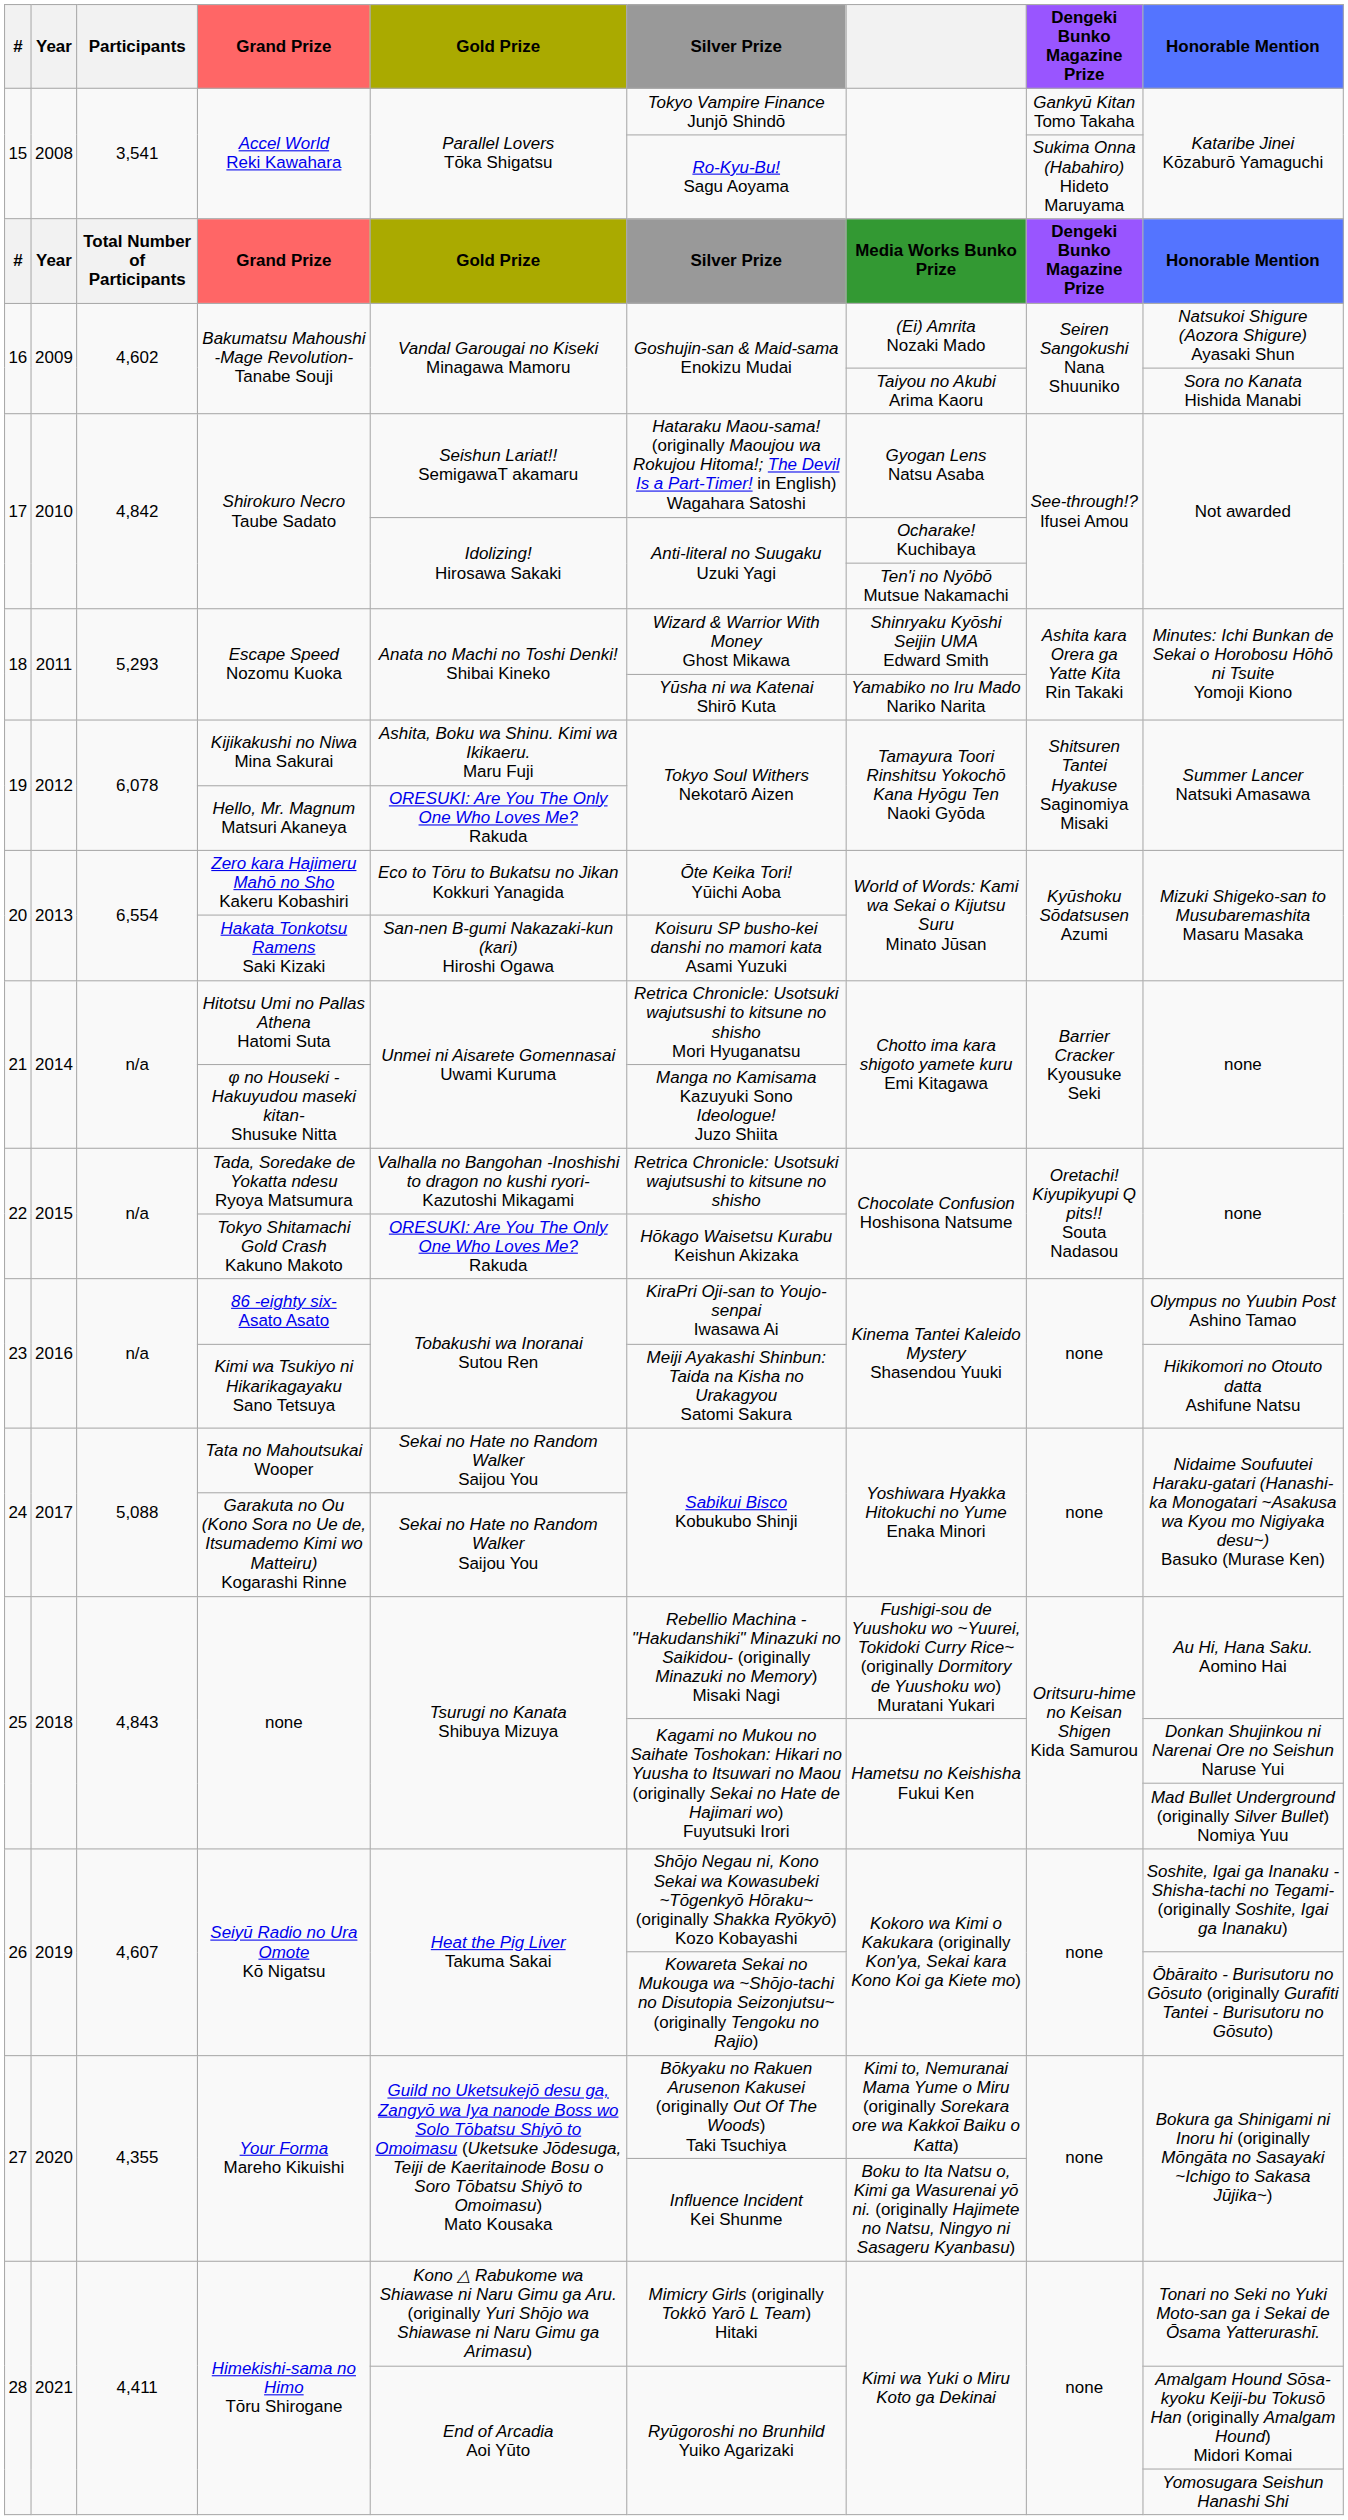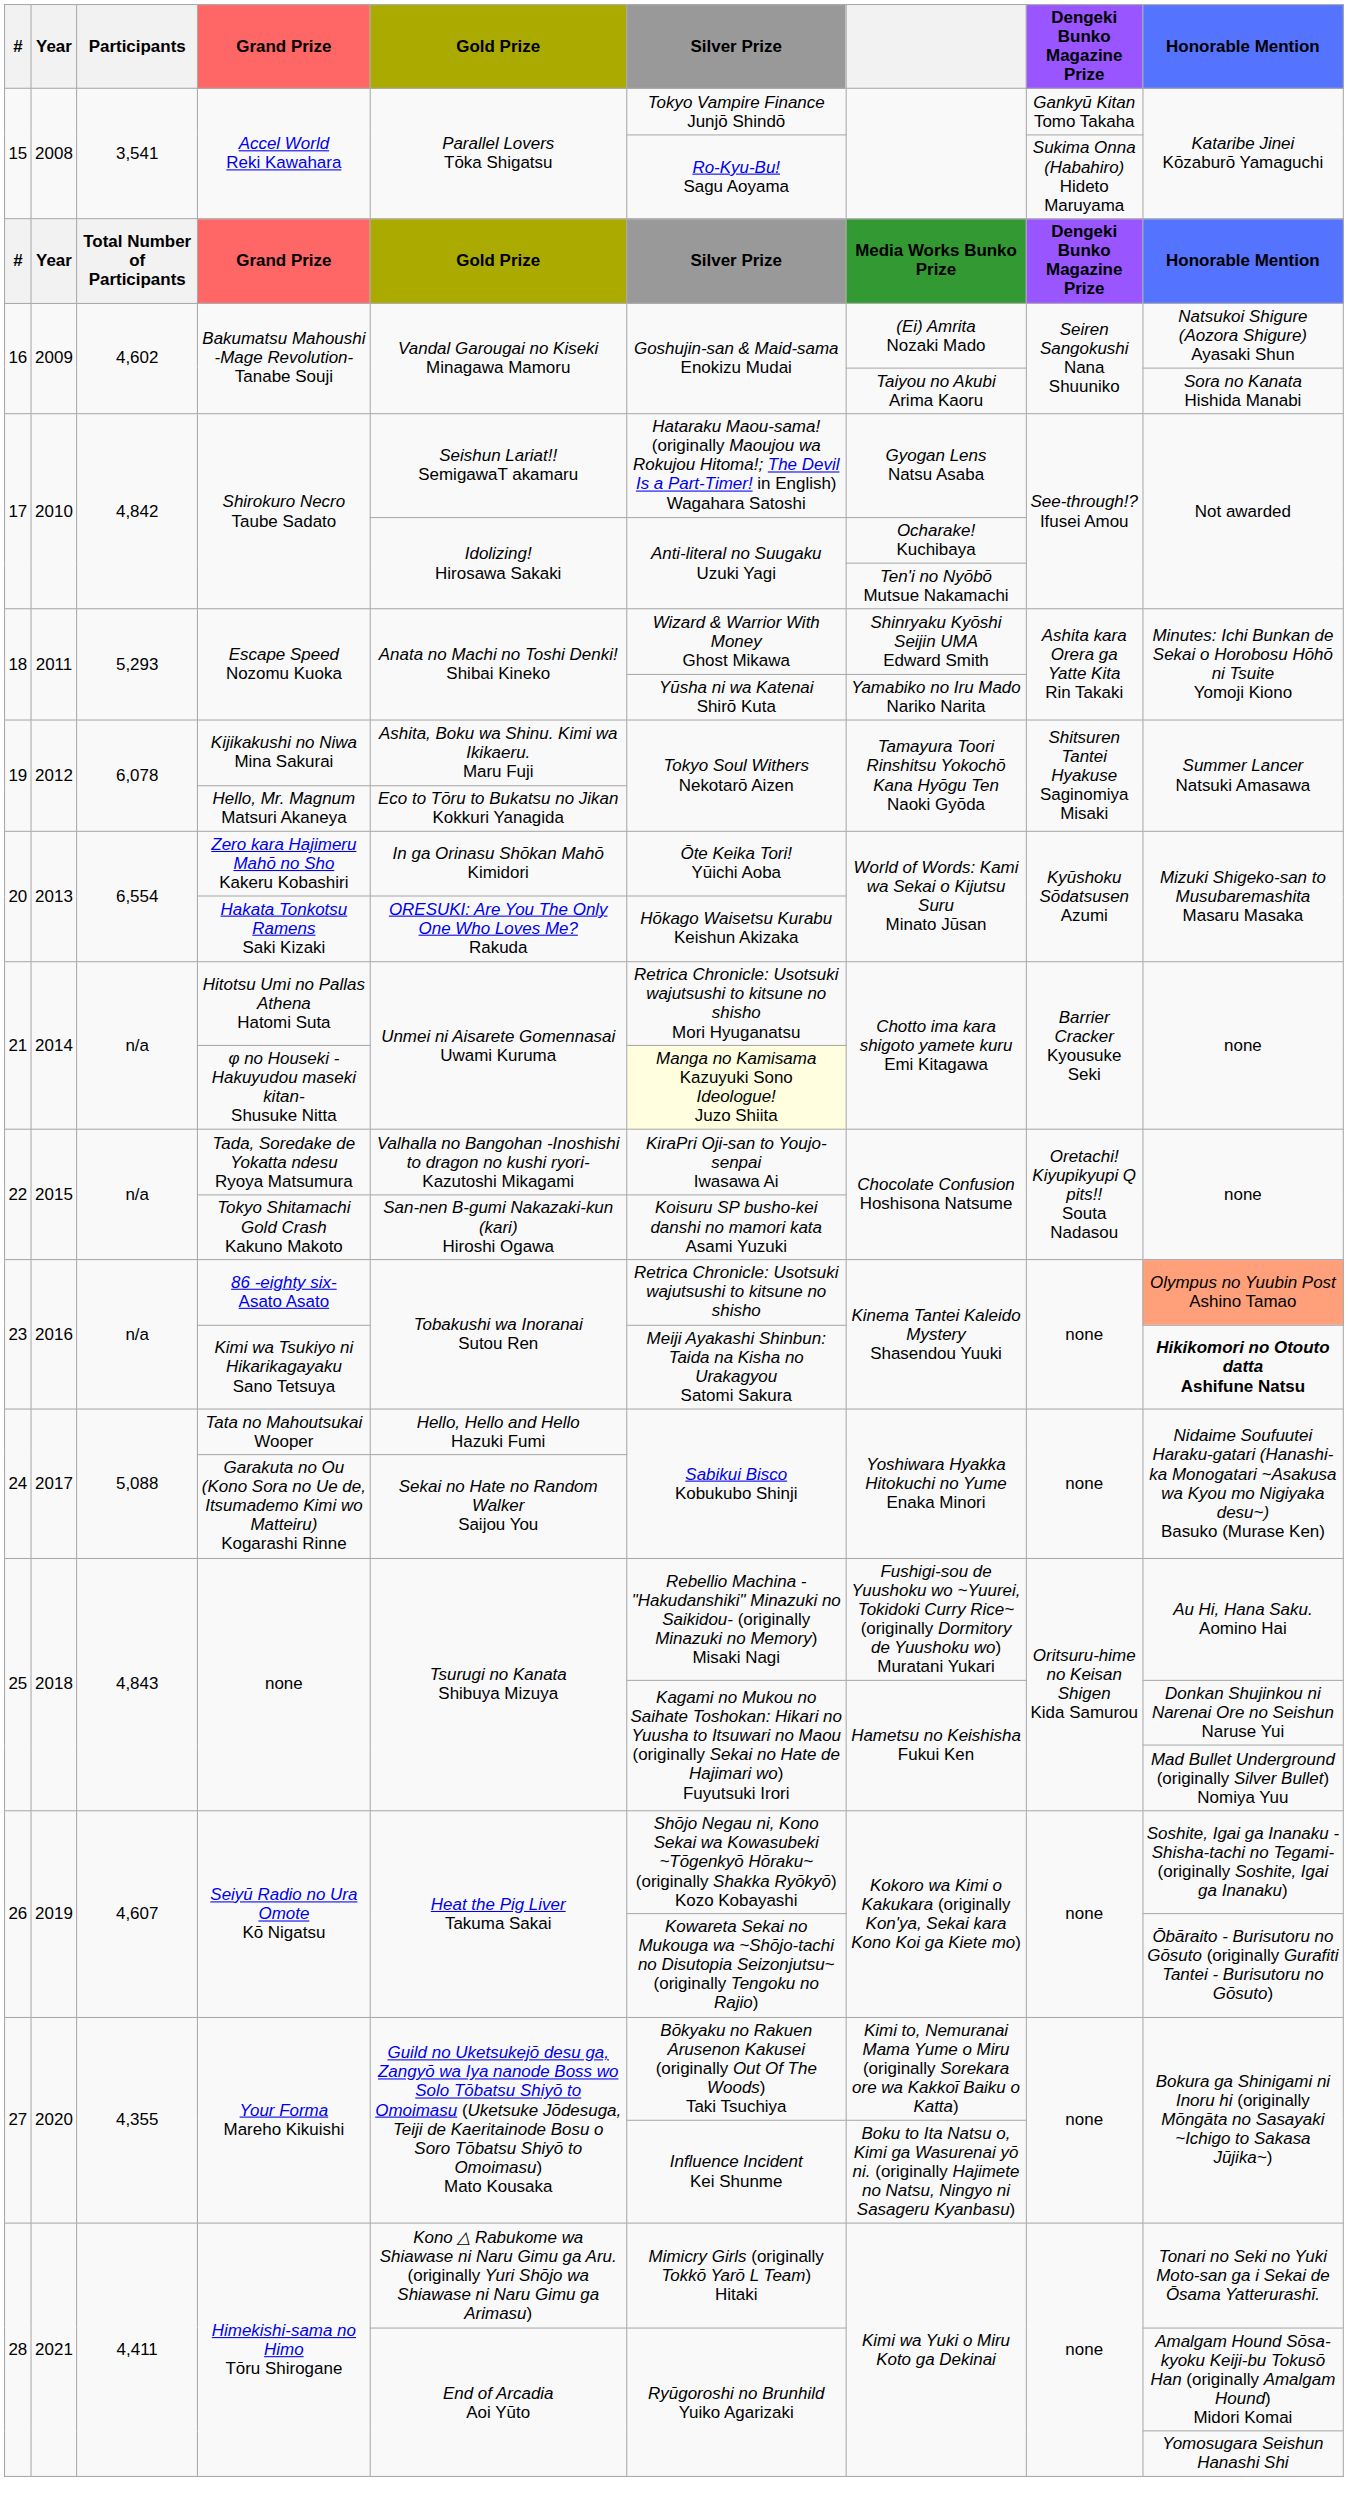(498, 817) ORESUKI: Are You The Only One Who Loves Me? Rakuda -> (498, 808) Eco to Tōru to Bukatsu no Jikan Kokkuri Yanagida
(498, 882) Eco to Tōru to Bukatsu no Jikan Kokkuri Yanagida -> (498, 863) In ga Orinasu Shōkan Mahō Kimidori
(498, 947) San-nen B-gumi Nakazaki-kun (kari) Hiroshi Ogawa -> (498, 928) ORESUKI: Are You The Only One Who Loves Me? Rakuda
(736, 947) Koisuru SP busho-kei danshi no mamori kata Asami Yuzuki -> (736, 928) Hōkago Waisetsu Kurabu Keishun Akizaka
(736, 1106) no background -> (736, 1087) lightyellow background
(736, 1181) Retrica Chronicle: Usotsuki wajutsushi to kitsune no shisho -> (736, 1162) KiraPri Oji-san to Youjo-senpai Iwasawa Ai
(498, 1246) ORESUKI: Are You The Only One Who Loves Me? Rakuda -> (498, 1227) San-nen B-gumi Nakazaki-kun (kari) Hiroshi Ogawa
(736, 1246) Hōkago Waisetsu Kurabu Keishun Akizaka -> (736, 1227) Koisuru SP busho-kei danshi no mamori kata Asami Yuzuki
(736, 1311) KiraPri Oji-san to Youjo-senpai Iwasawa Ai -> (736, 1292) Retrica Chronicle: Usotsuki wajutsushi to kitsune no shisho
(1243, 1311) no background -> (1243, 1292) lightsalmon background
(1243, 1385) normal -> (1243, 1366) bold
(498, 1460) Sekai no Hate no Random Walker Saijou You -> (498, 1431) Hello, Hello and Hello Hazuki Fumi
